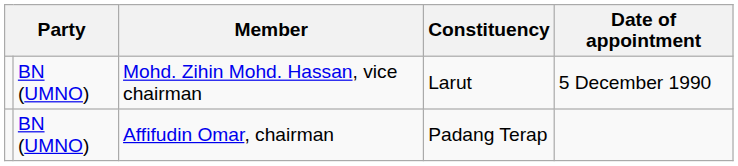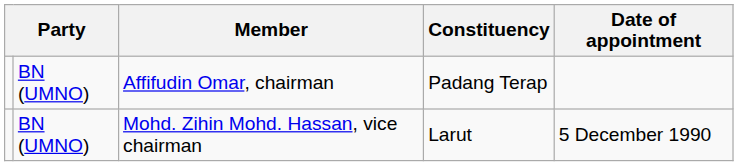rows swapped: (229, 134) <-> (260, 82)
